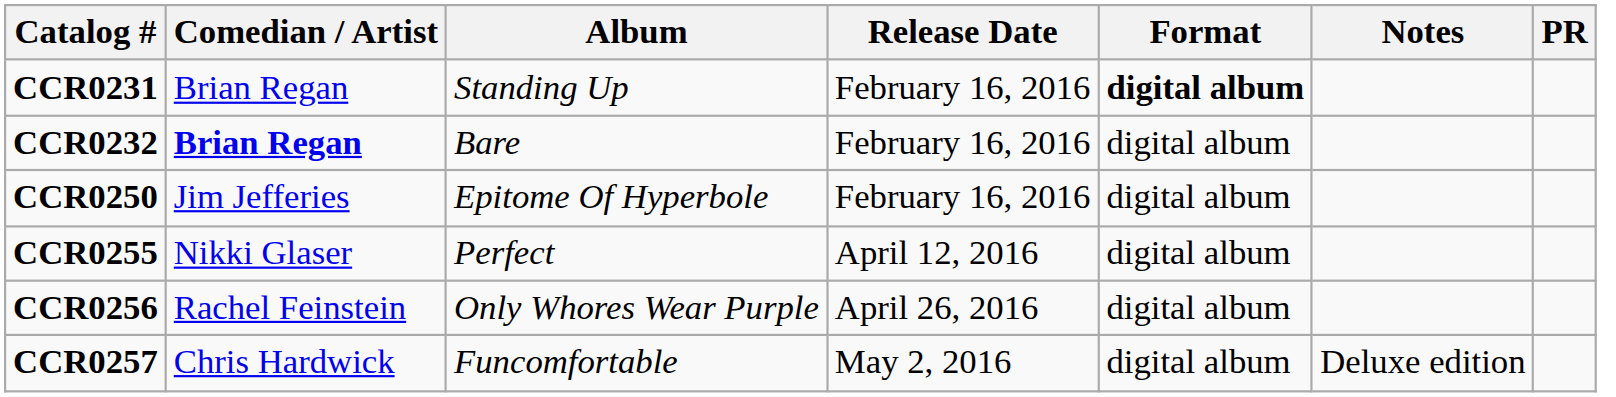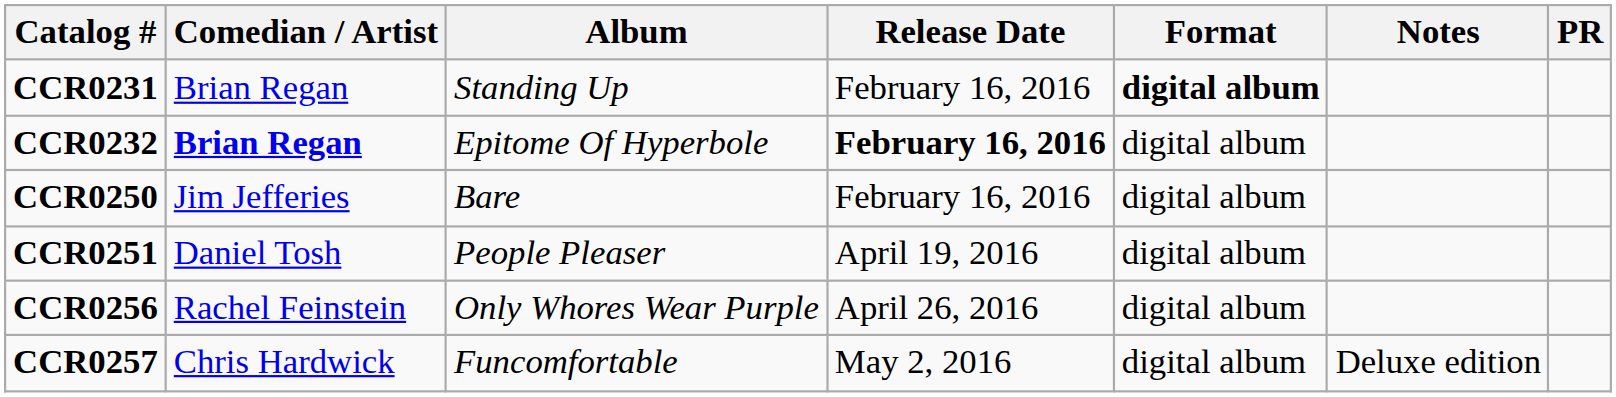(487, 142) Bare -> (611, 142) Epitome Of Hyperbole
(963, 142) normal -> (970, 142) bold
(611, 197) Epitome Of Hyperbole -> (487, 197) Bare
- row: (85, 252)
+ row: (85, 252)
